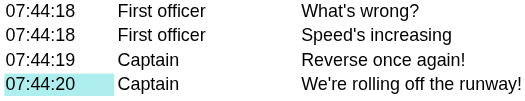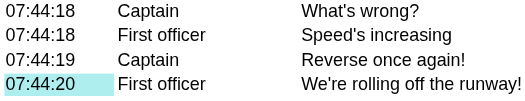(162, 10) First officer -> (148, 10) Captain
(148, 84) Captain -> (162, 84) First officer
